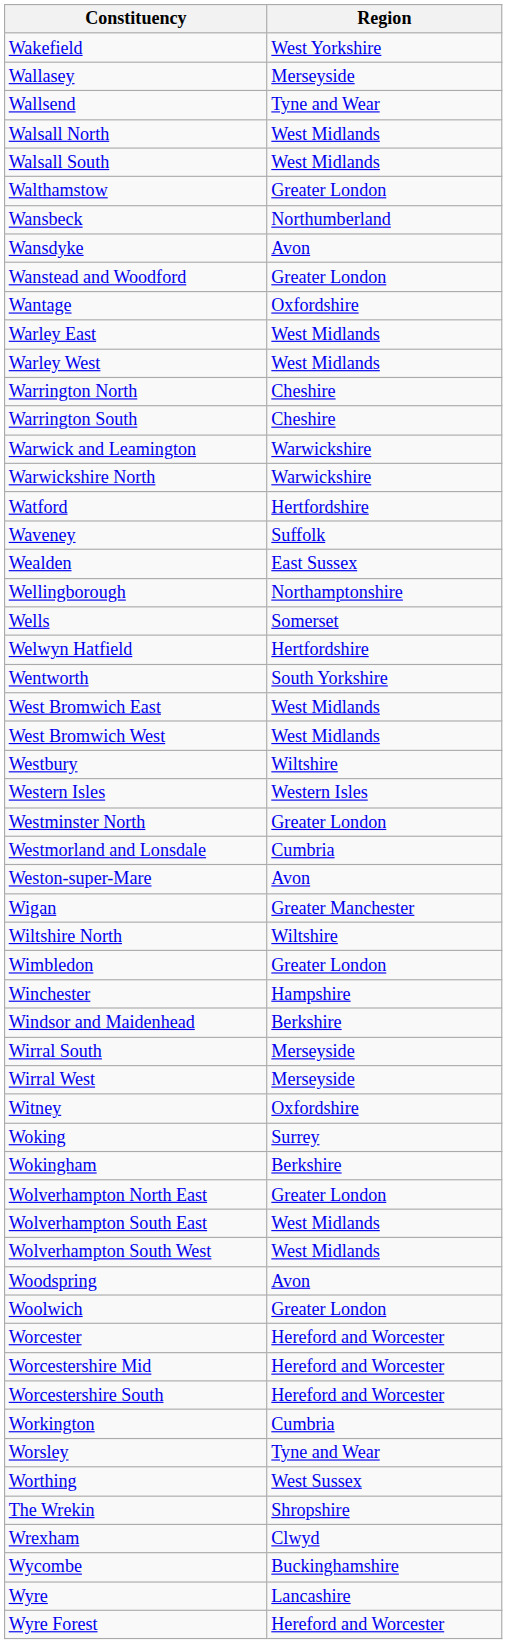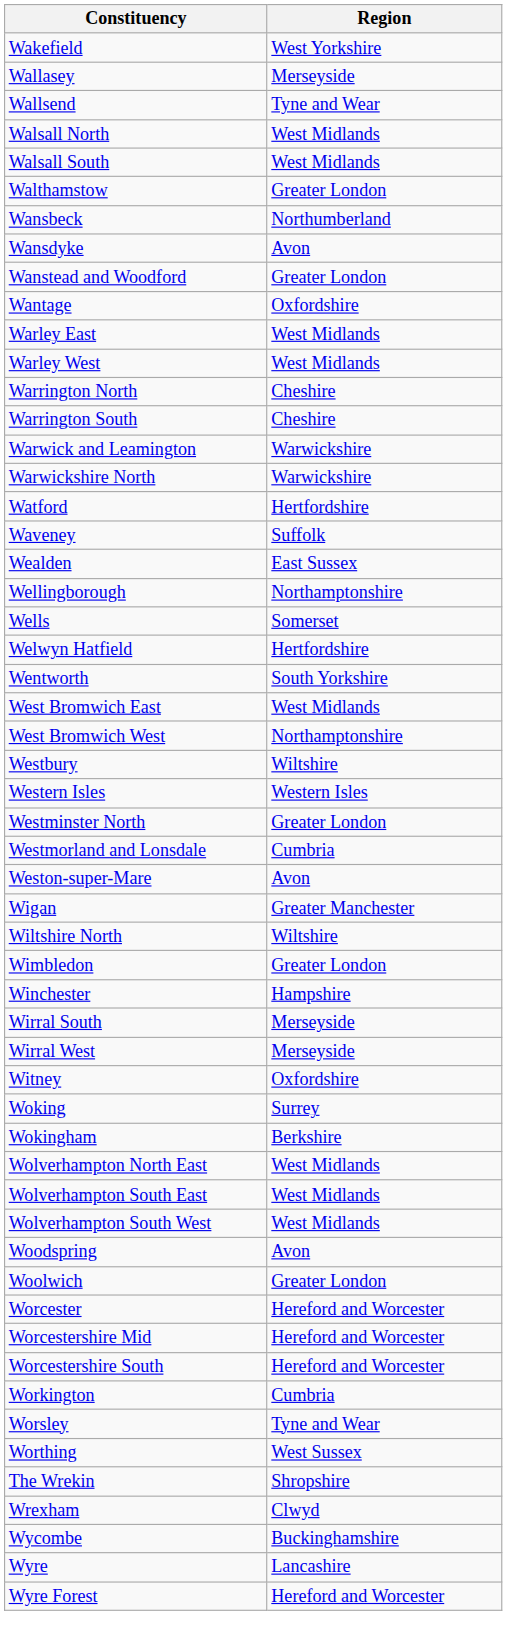(326, 735) West Midlands -> (337, 735) Northamptonshire
- row: (102, 1022)
(329, 1194) Greater London -> (326, 1165) West Midlands
